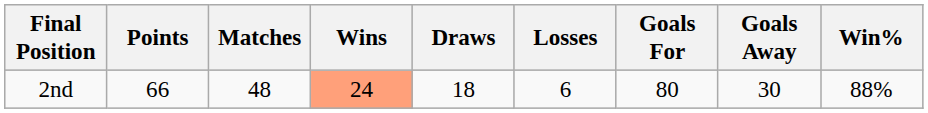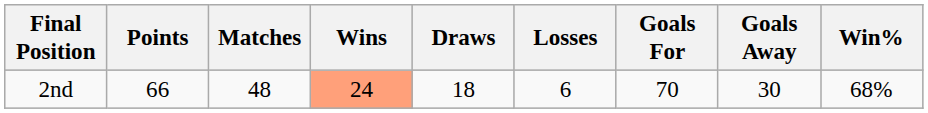(667, 89) 80 -> (667, 89) 70
(871, 89) 88% -> (871, 89) 68%
